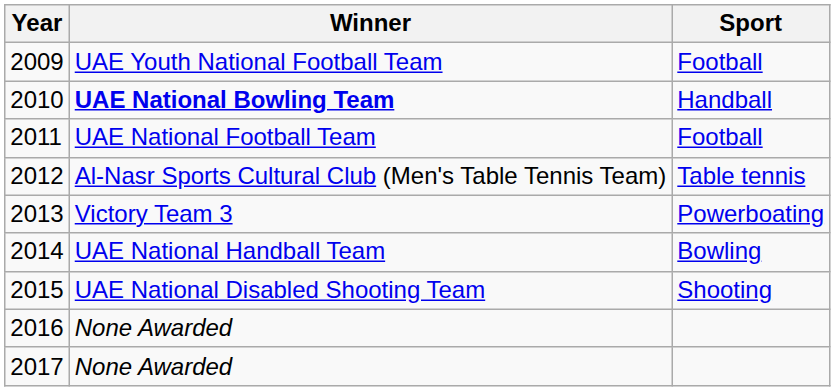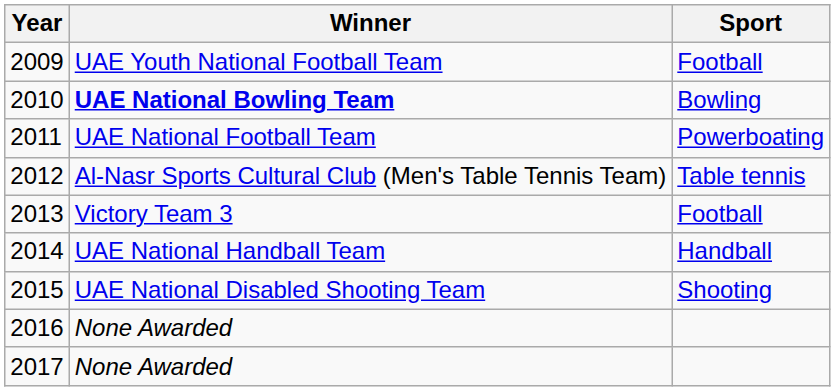(725, 99) Handball -> (719, 99) Bowling
(720, 137) Football -> (751, 137) Powerboating
(751, 213) Powerboating -> (720, 213) Football
(719, 251) Bowling -> (725, 251) Handball
